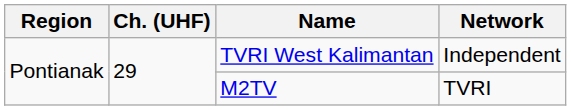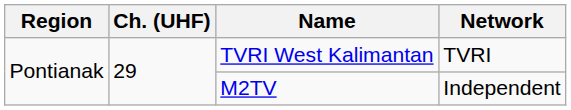(502, 54) Independent -> (467, 54) TVRI
(467, 88) TVRI -> (502, 88) Independent
